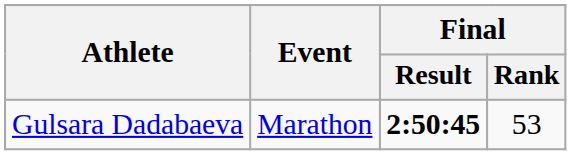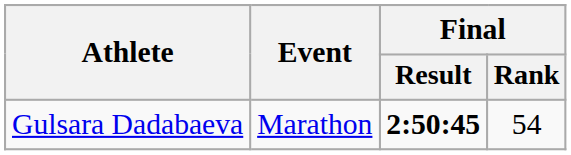(527, 124) 53 -> (527, 124) 54
